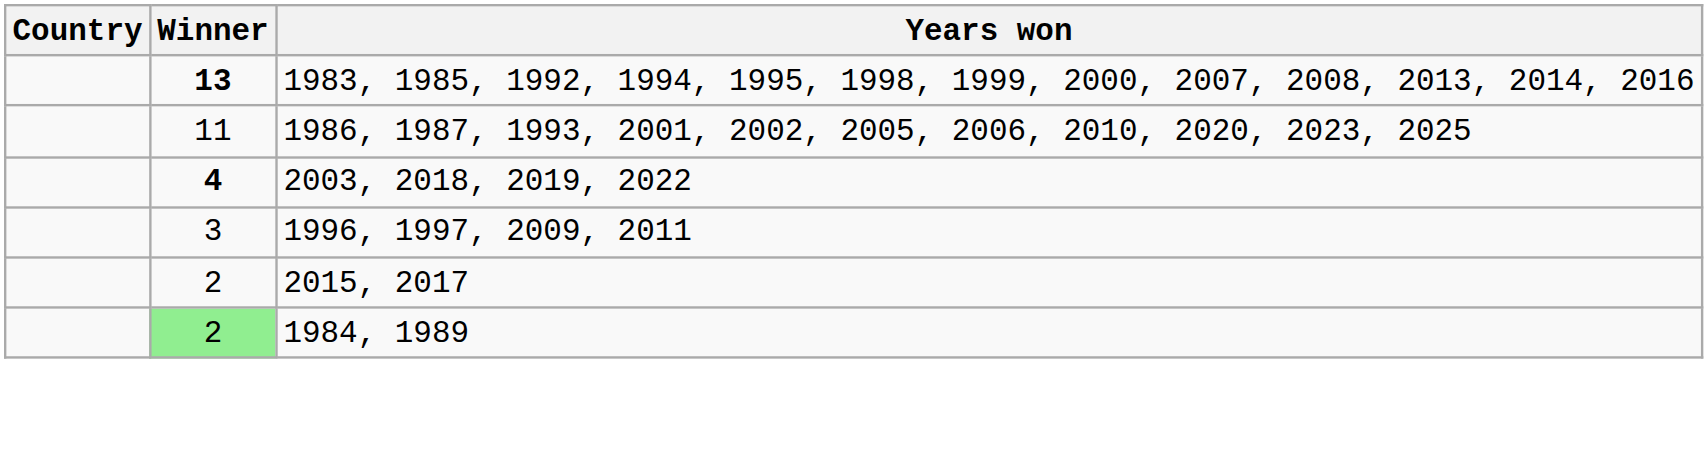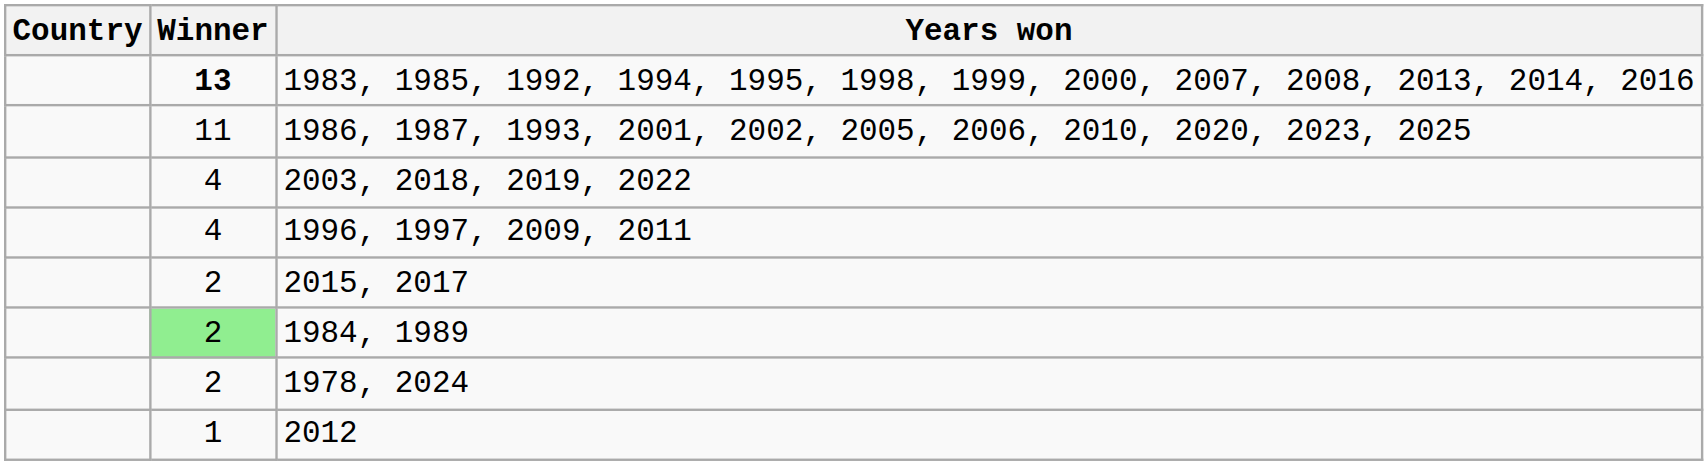(213, 182) bold -> (213, 182) normal
(213, 232) 3 -> (213, 232) 4
+ row: (376, 383)
+ row: (321, 434)
